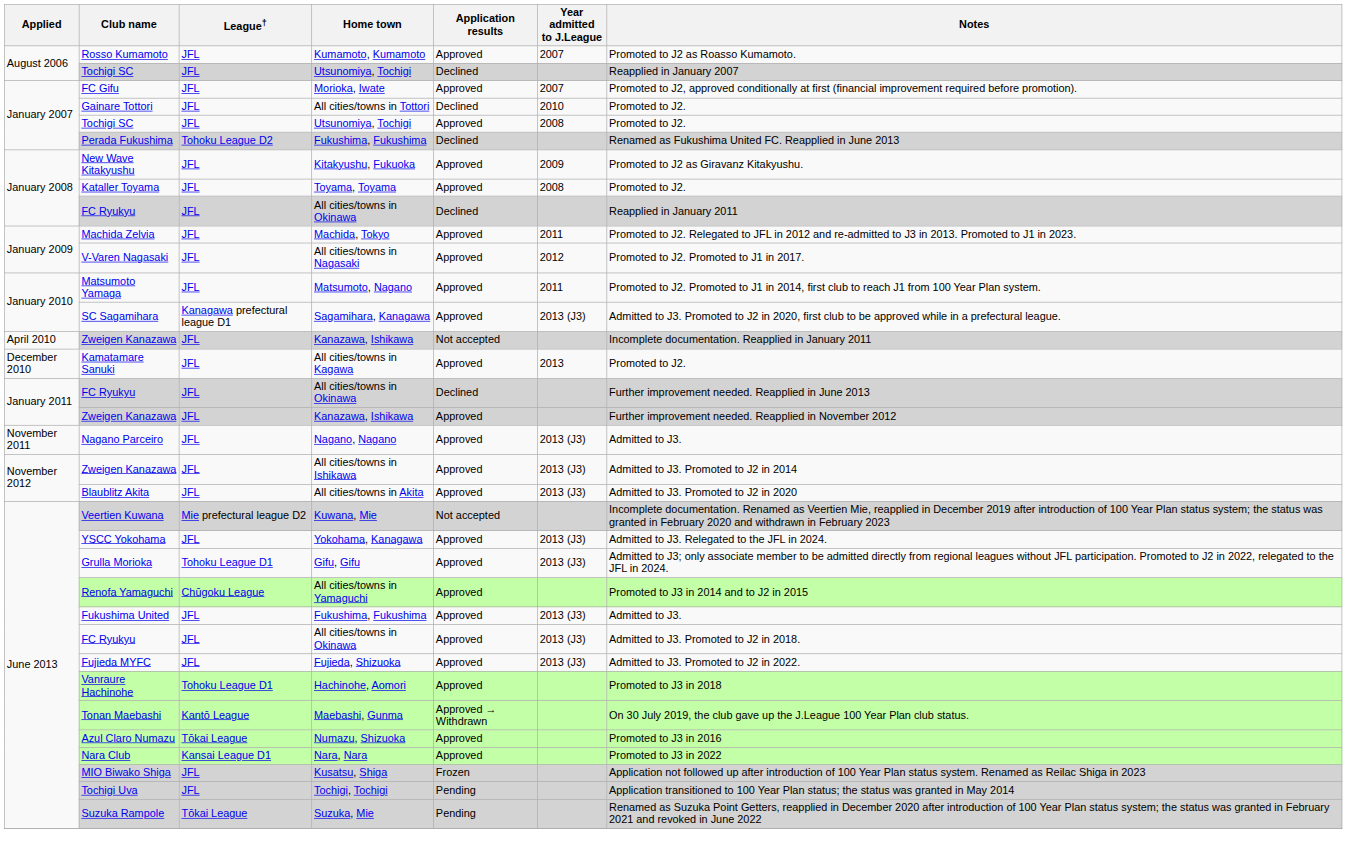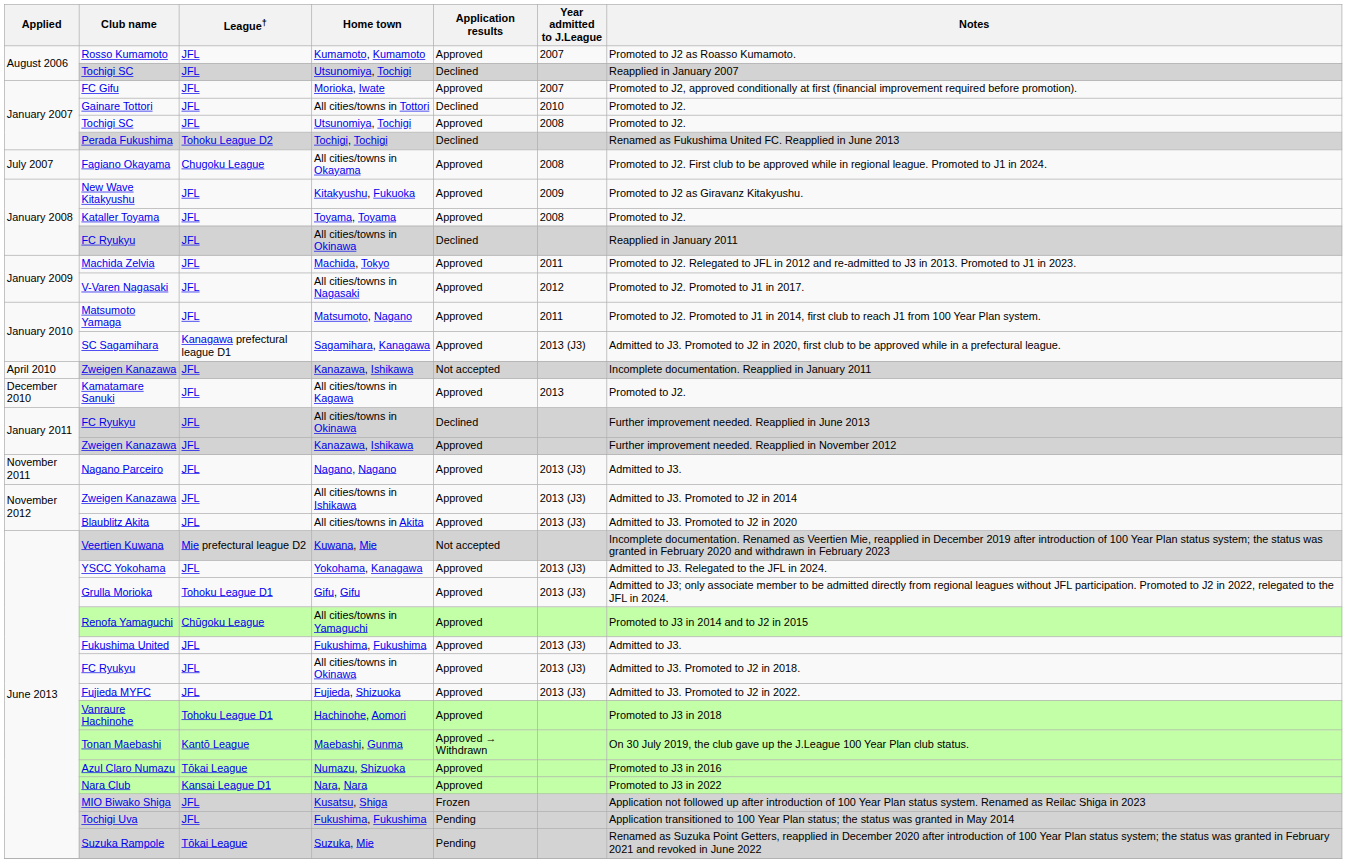(370, 141) Fukushima, Fukushima -> (351, 141) Tochigi, Tochigi
+ row: (30, 164)
(351, 790) Tochigi, Tochigi -> (370, 820) Fukushima, Fukushima
